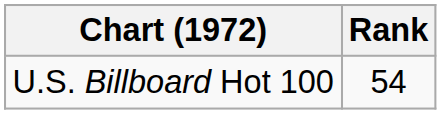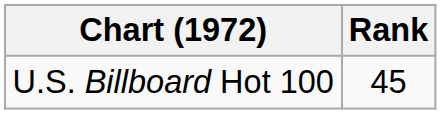(389, 81) 54 -> (389, 81) 45
